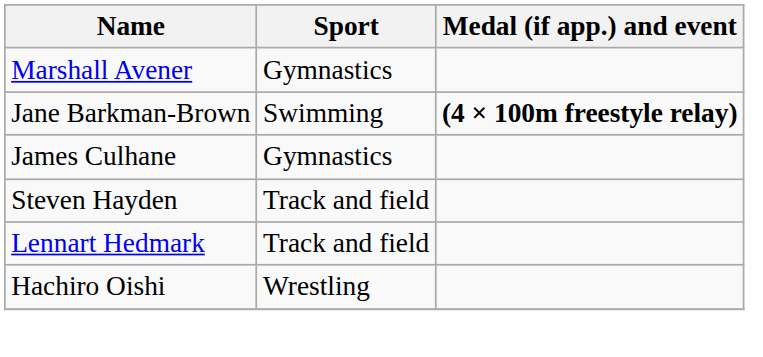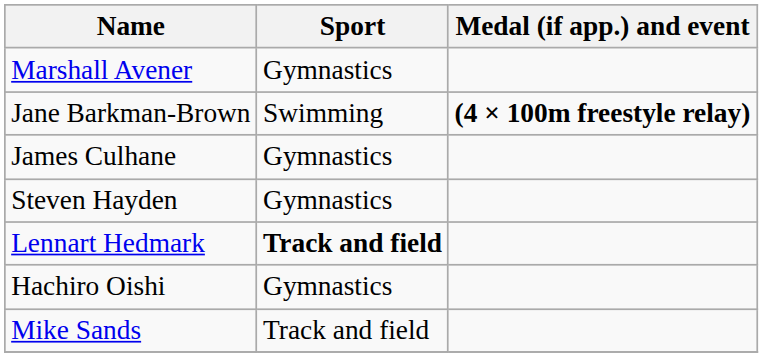(346, 199) Track and field -> (328, 199) Gymnastics
(346, 243) normal -> (353, 243) bold
(317, 286) Wrestling -> (328, 286) Gymnastics
+ row: (76, 329)
